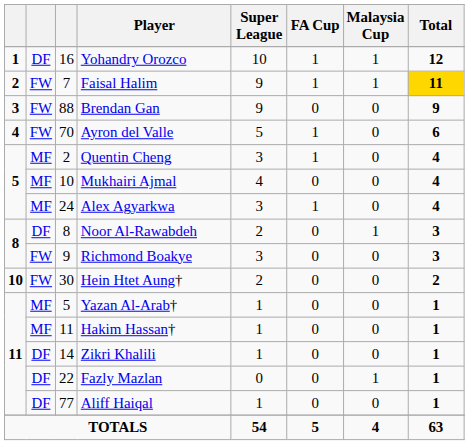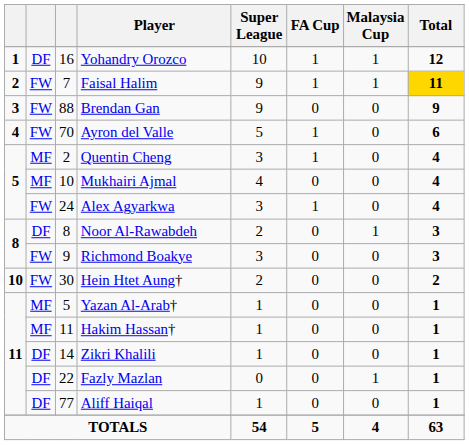(41, 206) MF -> (41, 206) FW
